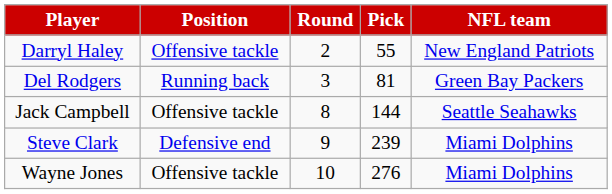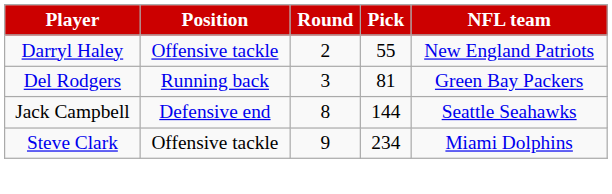(215, 111) Offensive tackle -> (215, 111) Defensive end
(215, 142) Defensive end -> (215, 142) Offensive tackle
(386, 142) 239 -> (386, 142) 234
- row: (72, 173)
